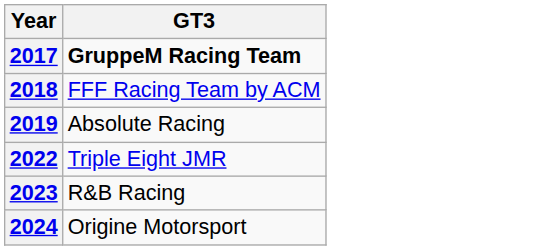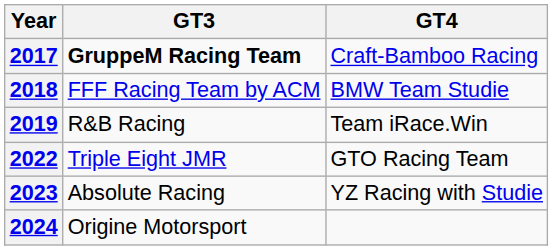+ column: (437, 21)
(146, 124) Absolute Racing -> (126, 124) R&B Racing
(126, 192) R&B Racing -> (146, 192) Absolute Racing
